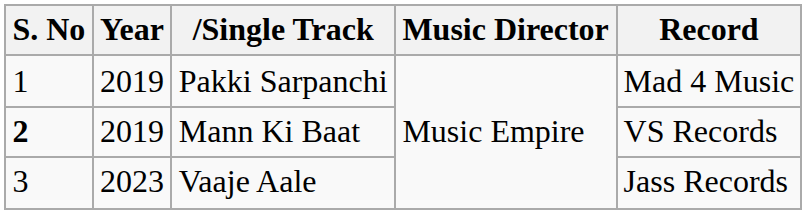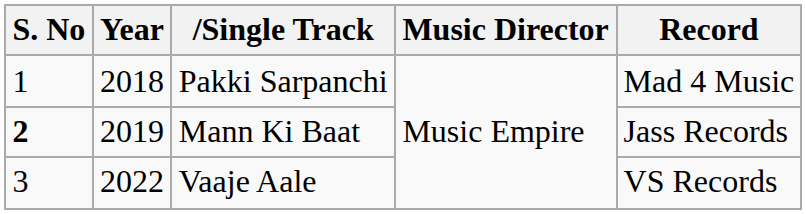(132, 80) 2019 -> (132, 80) 2018
(700, 131) VS Records -> (706, 131) Jass Records
(132, 182) 2023 -> (132, 182) 2022
(706, 182) Jass Records -> (700, 182) VS Records
